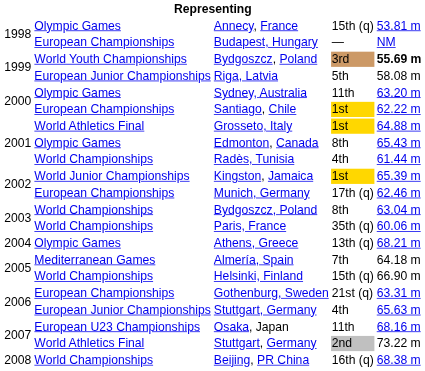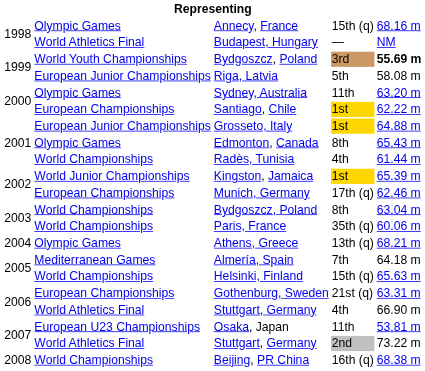(399, 25) 53.81 m -> (399, 25) 68.16 m
(104, 42) European Championships -> (89, 42) World Athletics Final
(89, 126) World Athletics Final -> (123, 126) European Junior Championships
(399, 276) 66.90 m -> (399, 276) 65.63 m
(123, 310) European Junior Championships -> (89, 310) World Athletics Final
(399, 310) 65.63 m -> (399, 310) 66.90 m
(399, 326) 68.16 m -> (399, 326) 53.81 m
